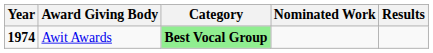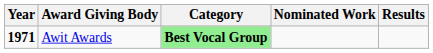(21, 37) 1974 -> (21, 37) 1971
